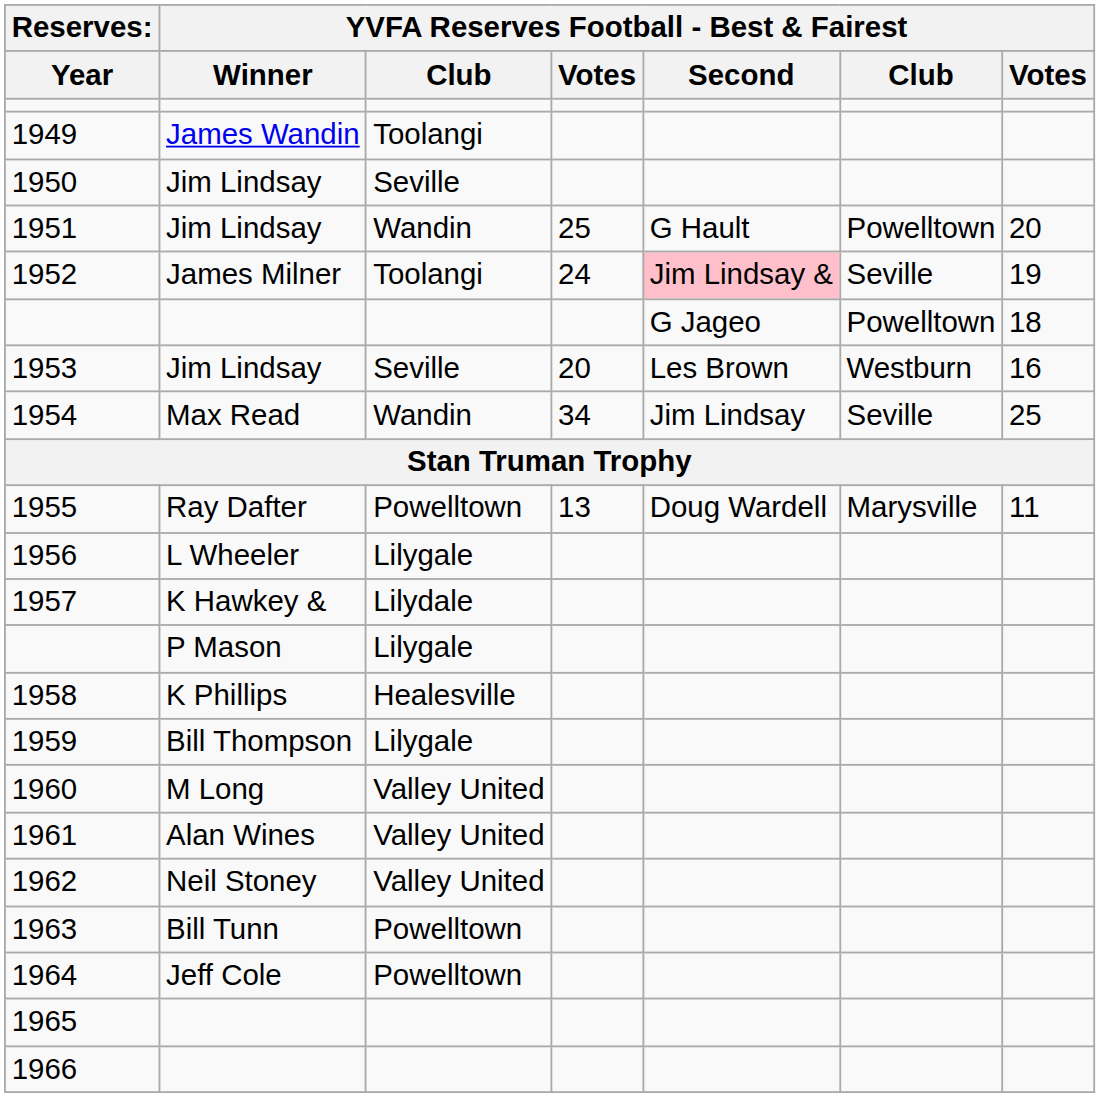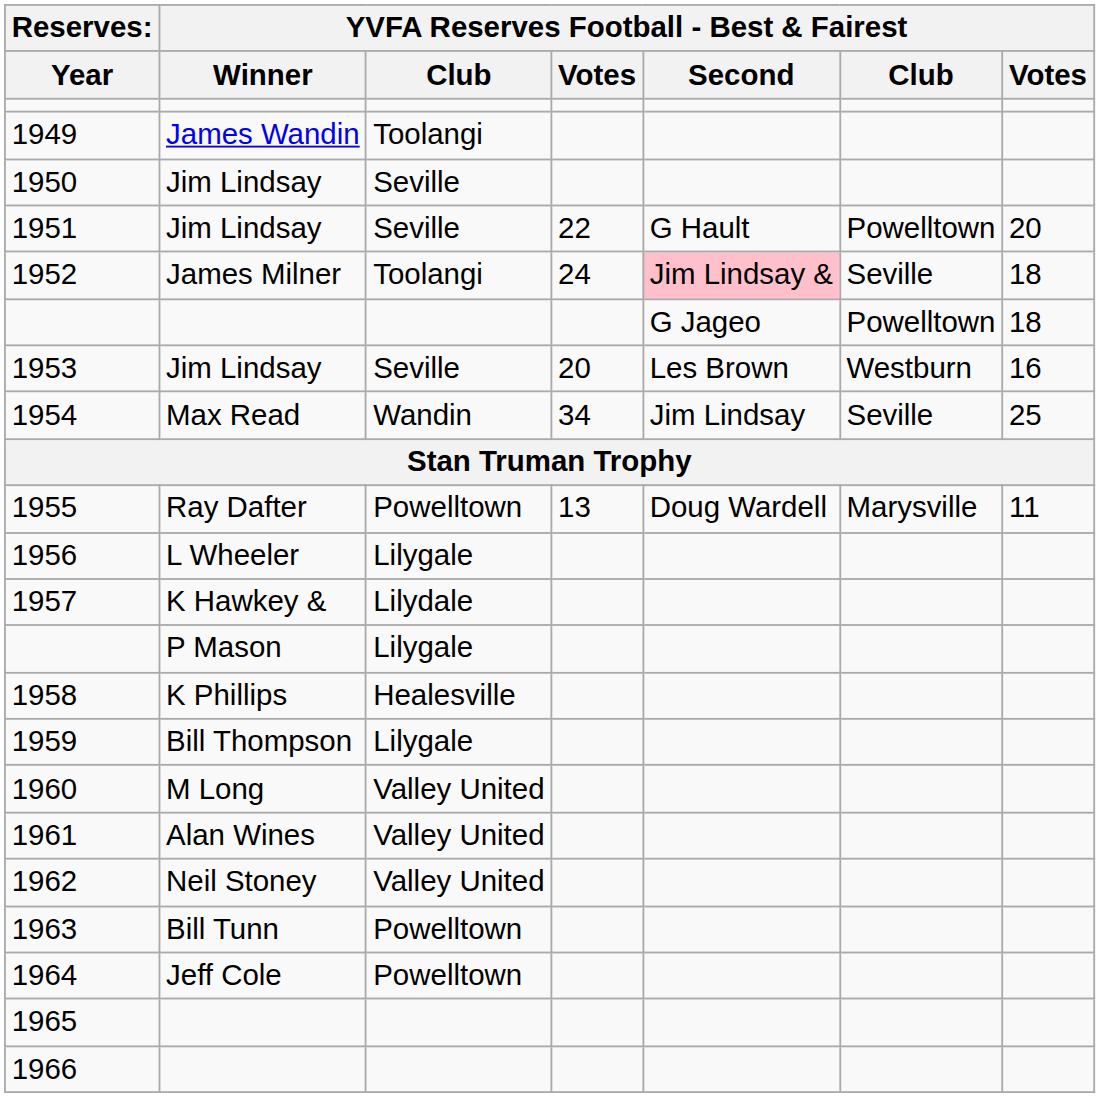(423, 228) Wandin -> (417, 228) Seville
(574, 228) 25 -> (574, 228) 22
(1025, 274) 19 -> (1025, 274) 18
